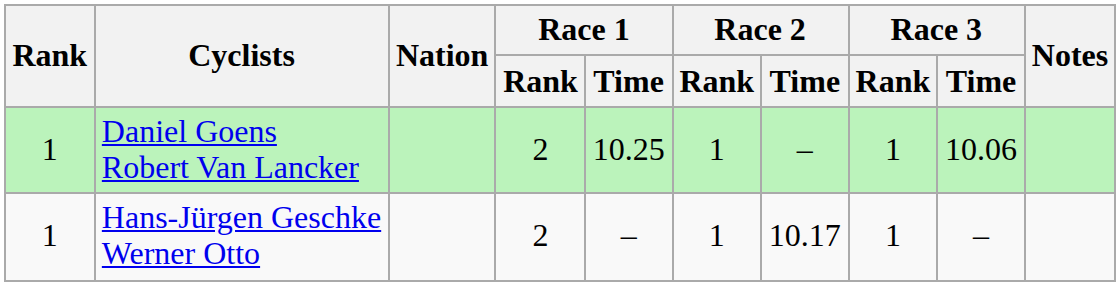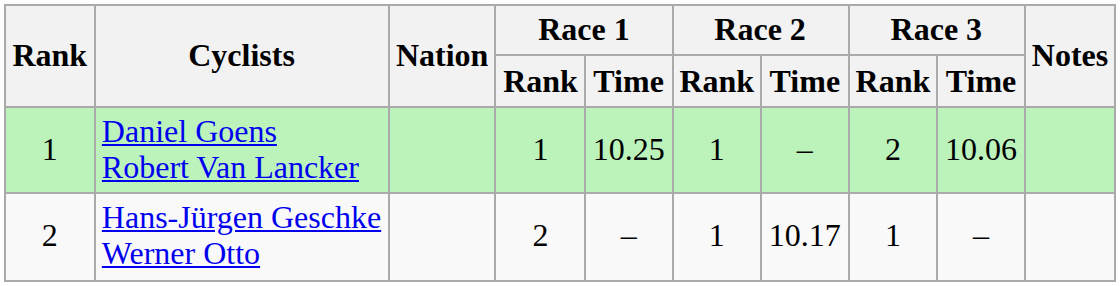(540, 149) 2 -> (540, 149) 1
(893, 149) 1 -> (893, 149) 2
(50, 236) 1 -> (50, 236) 2
